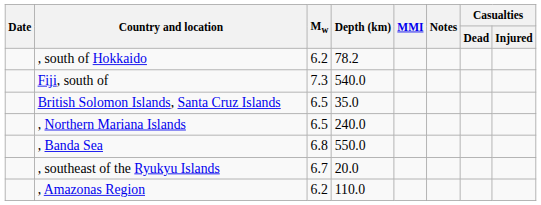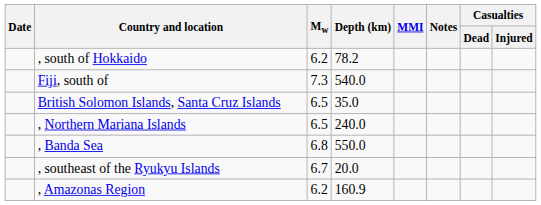(350, 189) 110.0 -> (350, 189) 160.9
